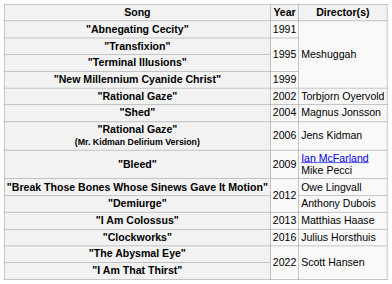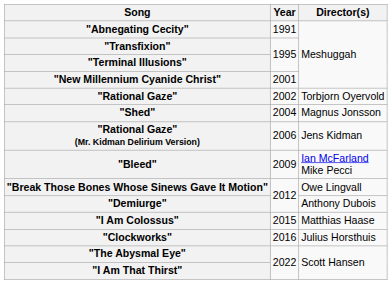(285, 79) 1999 -> (285, 79) 2001
(285, 220) 2013 -> (285, 220) 2015
